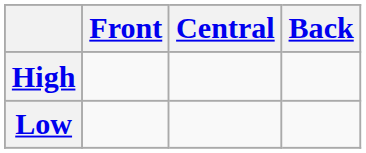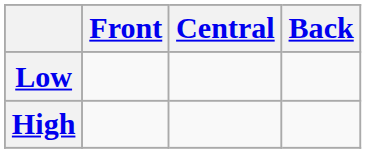rows swapped: (44, 76) <-> (44, 123)
